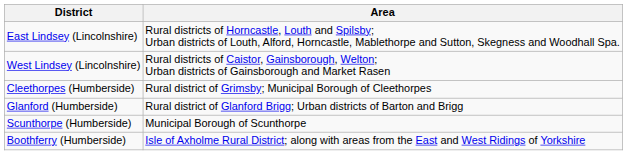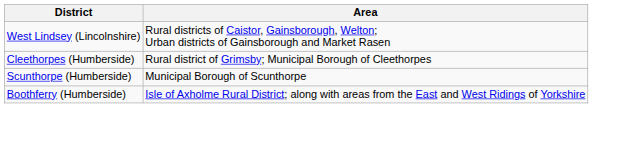- row: (72, 36)
- row: (62, 106)
